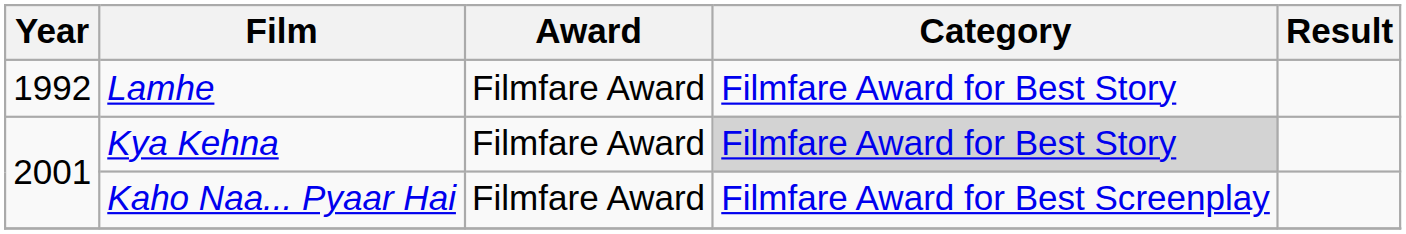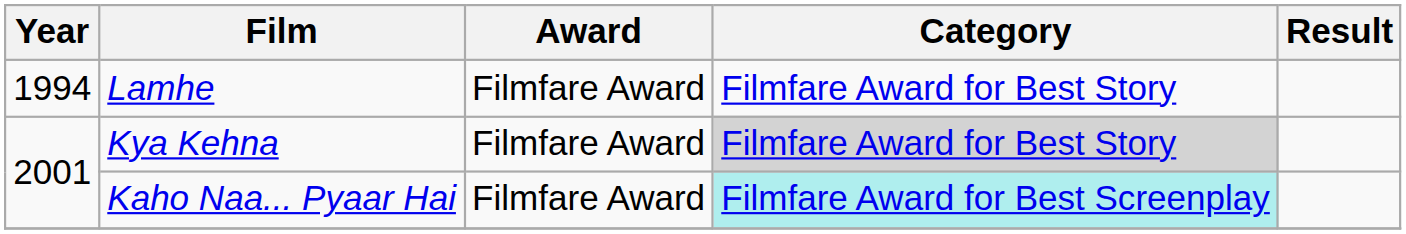(52, 87) 1992 -> (52, 87) 1994
(996, 198) no background -> (996, 198) paleturquoise background
